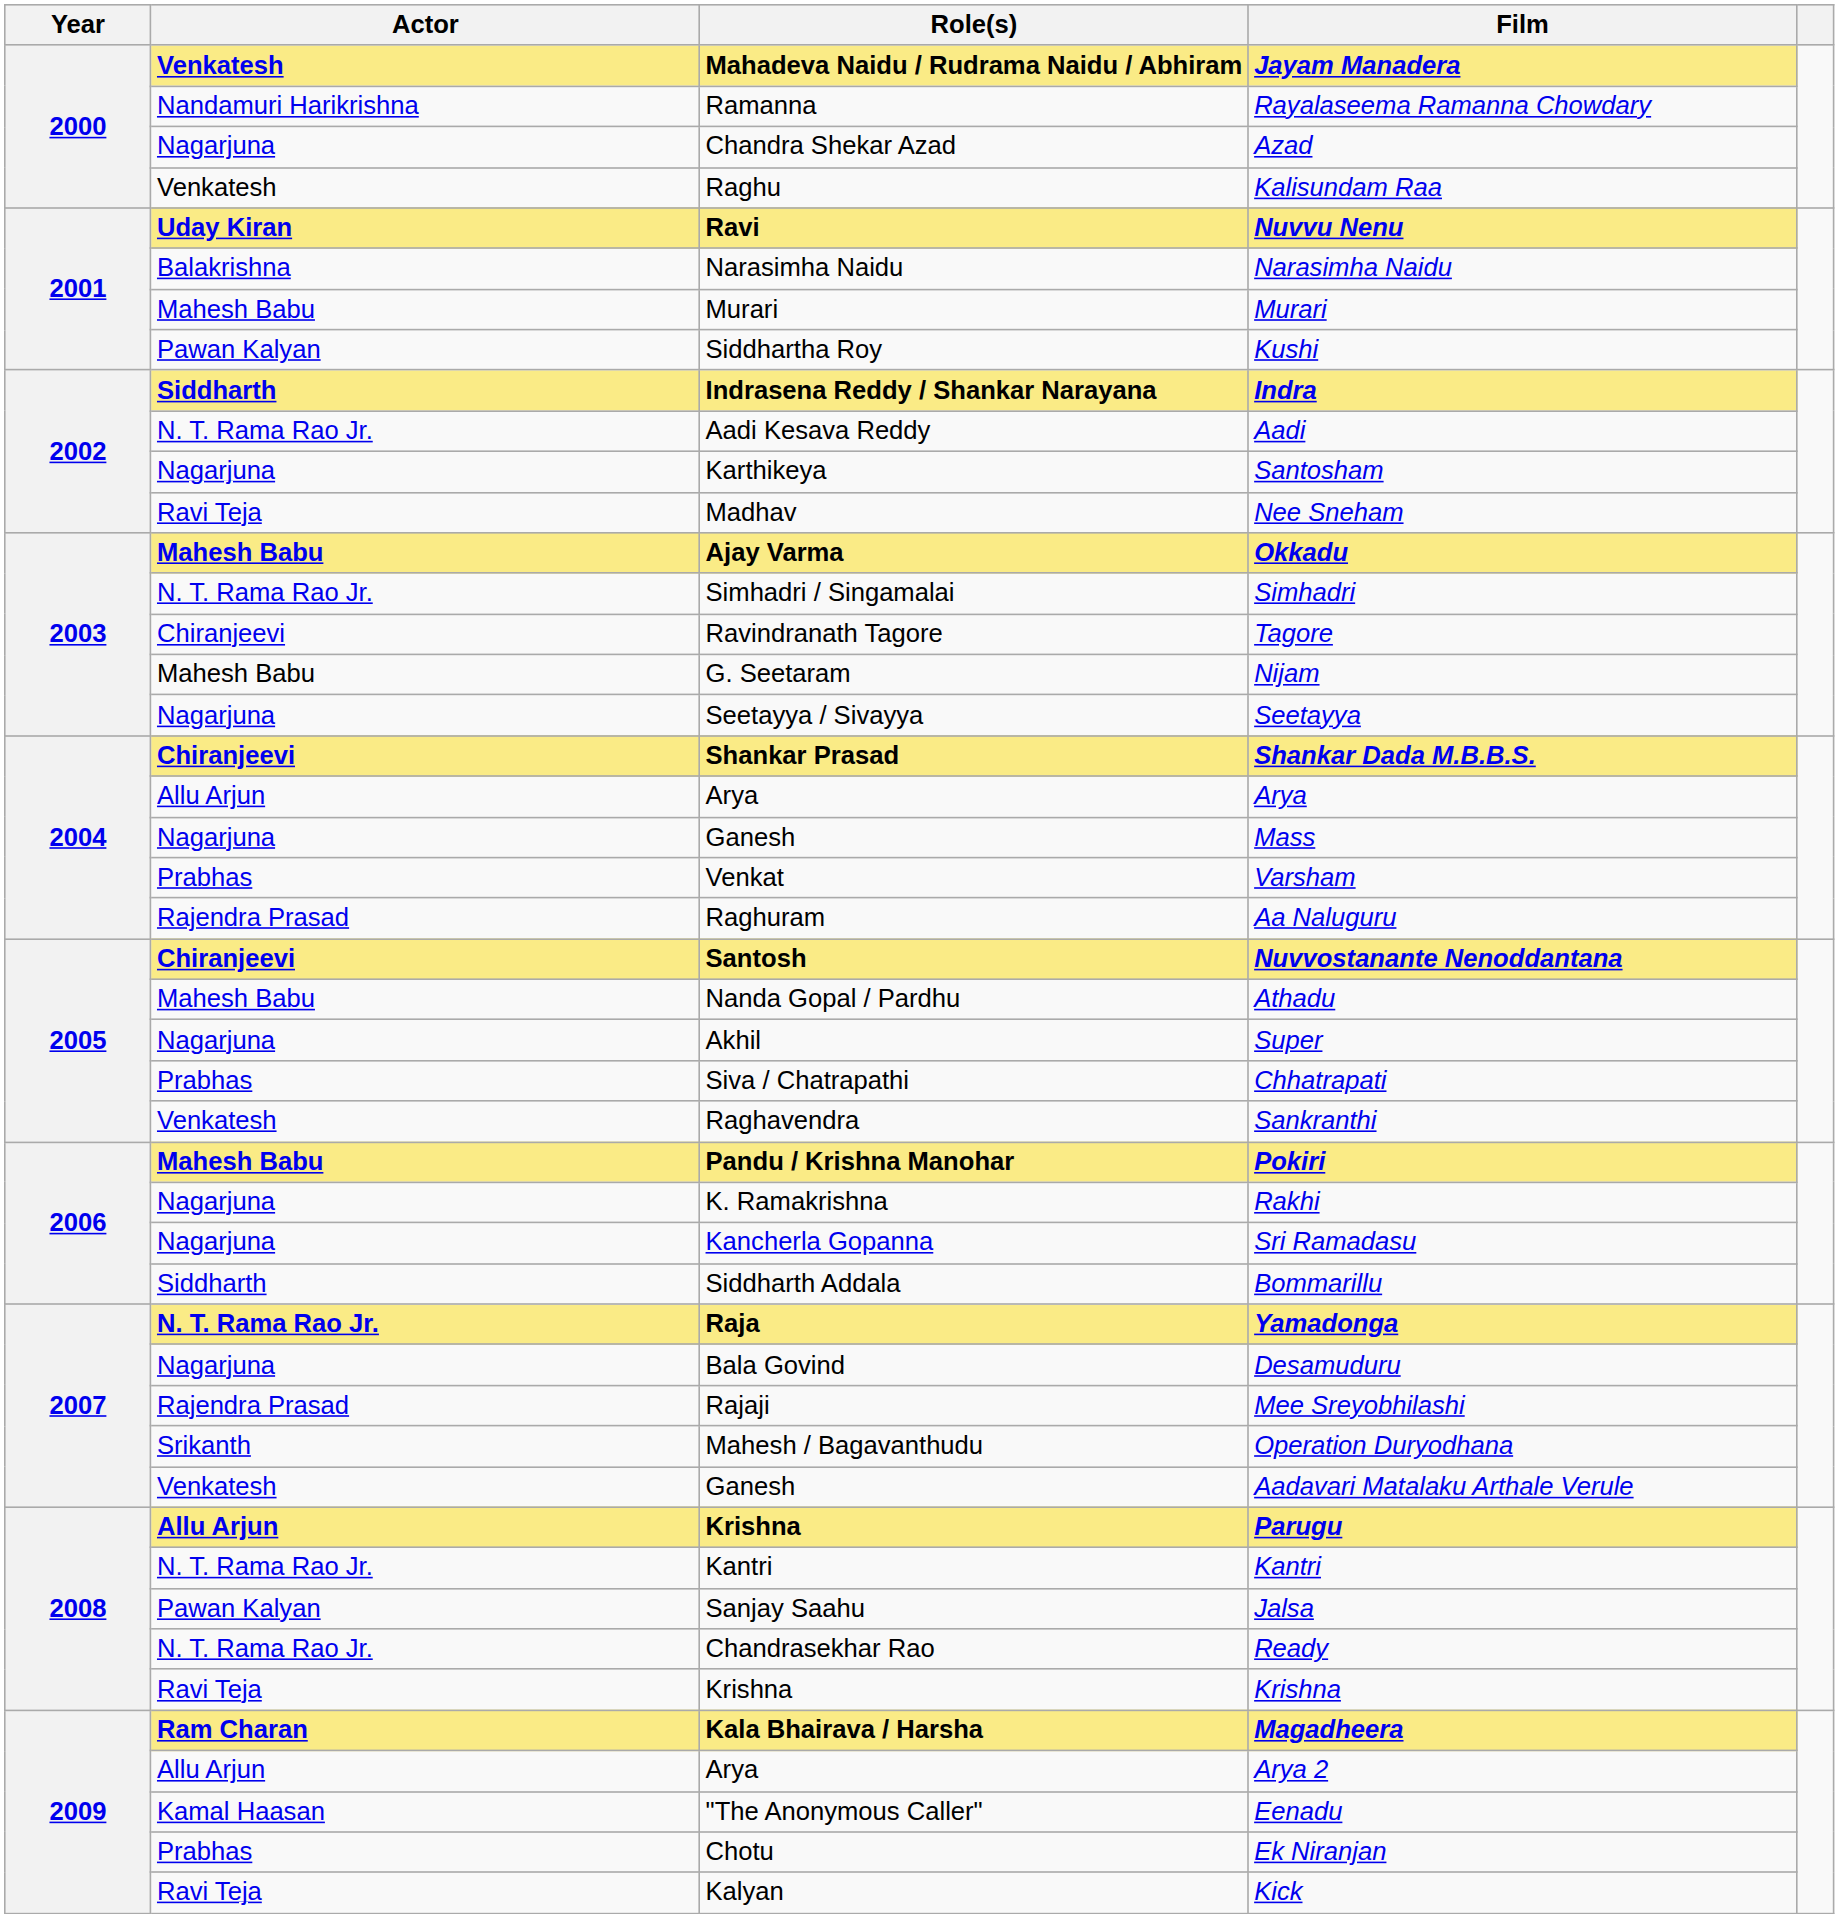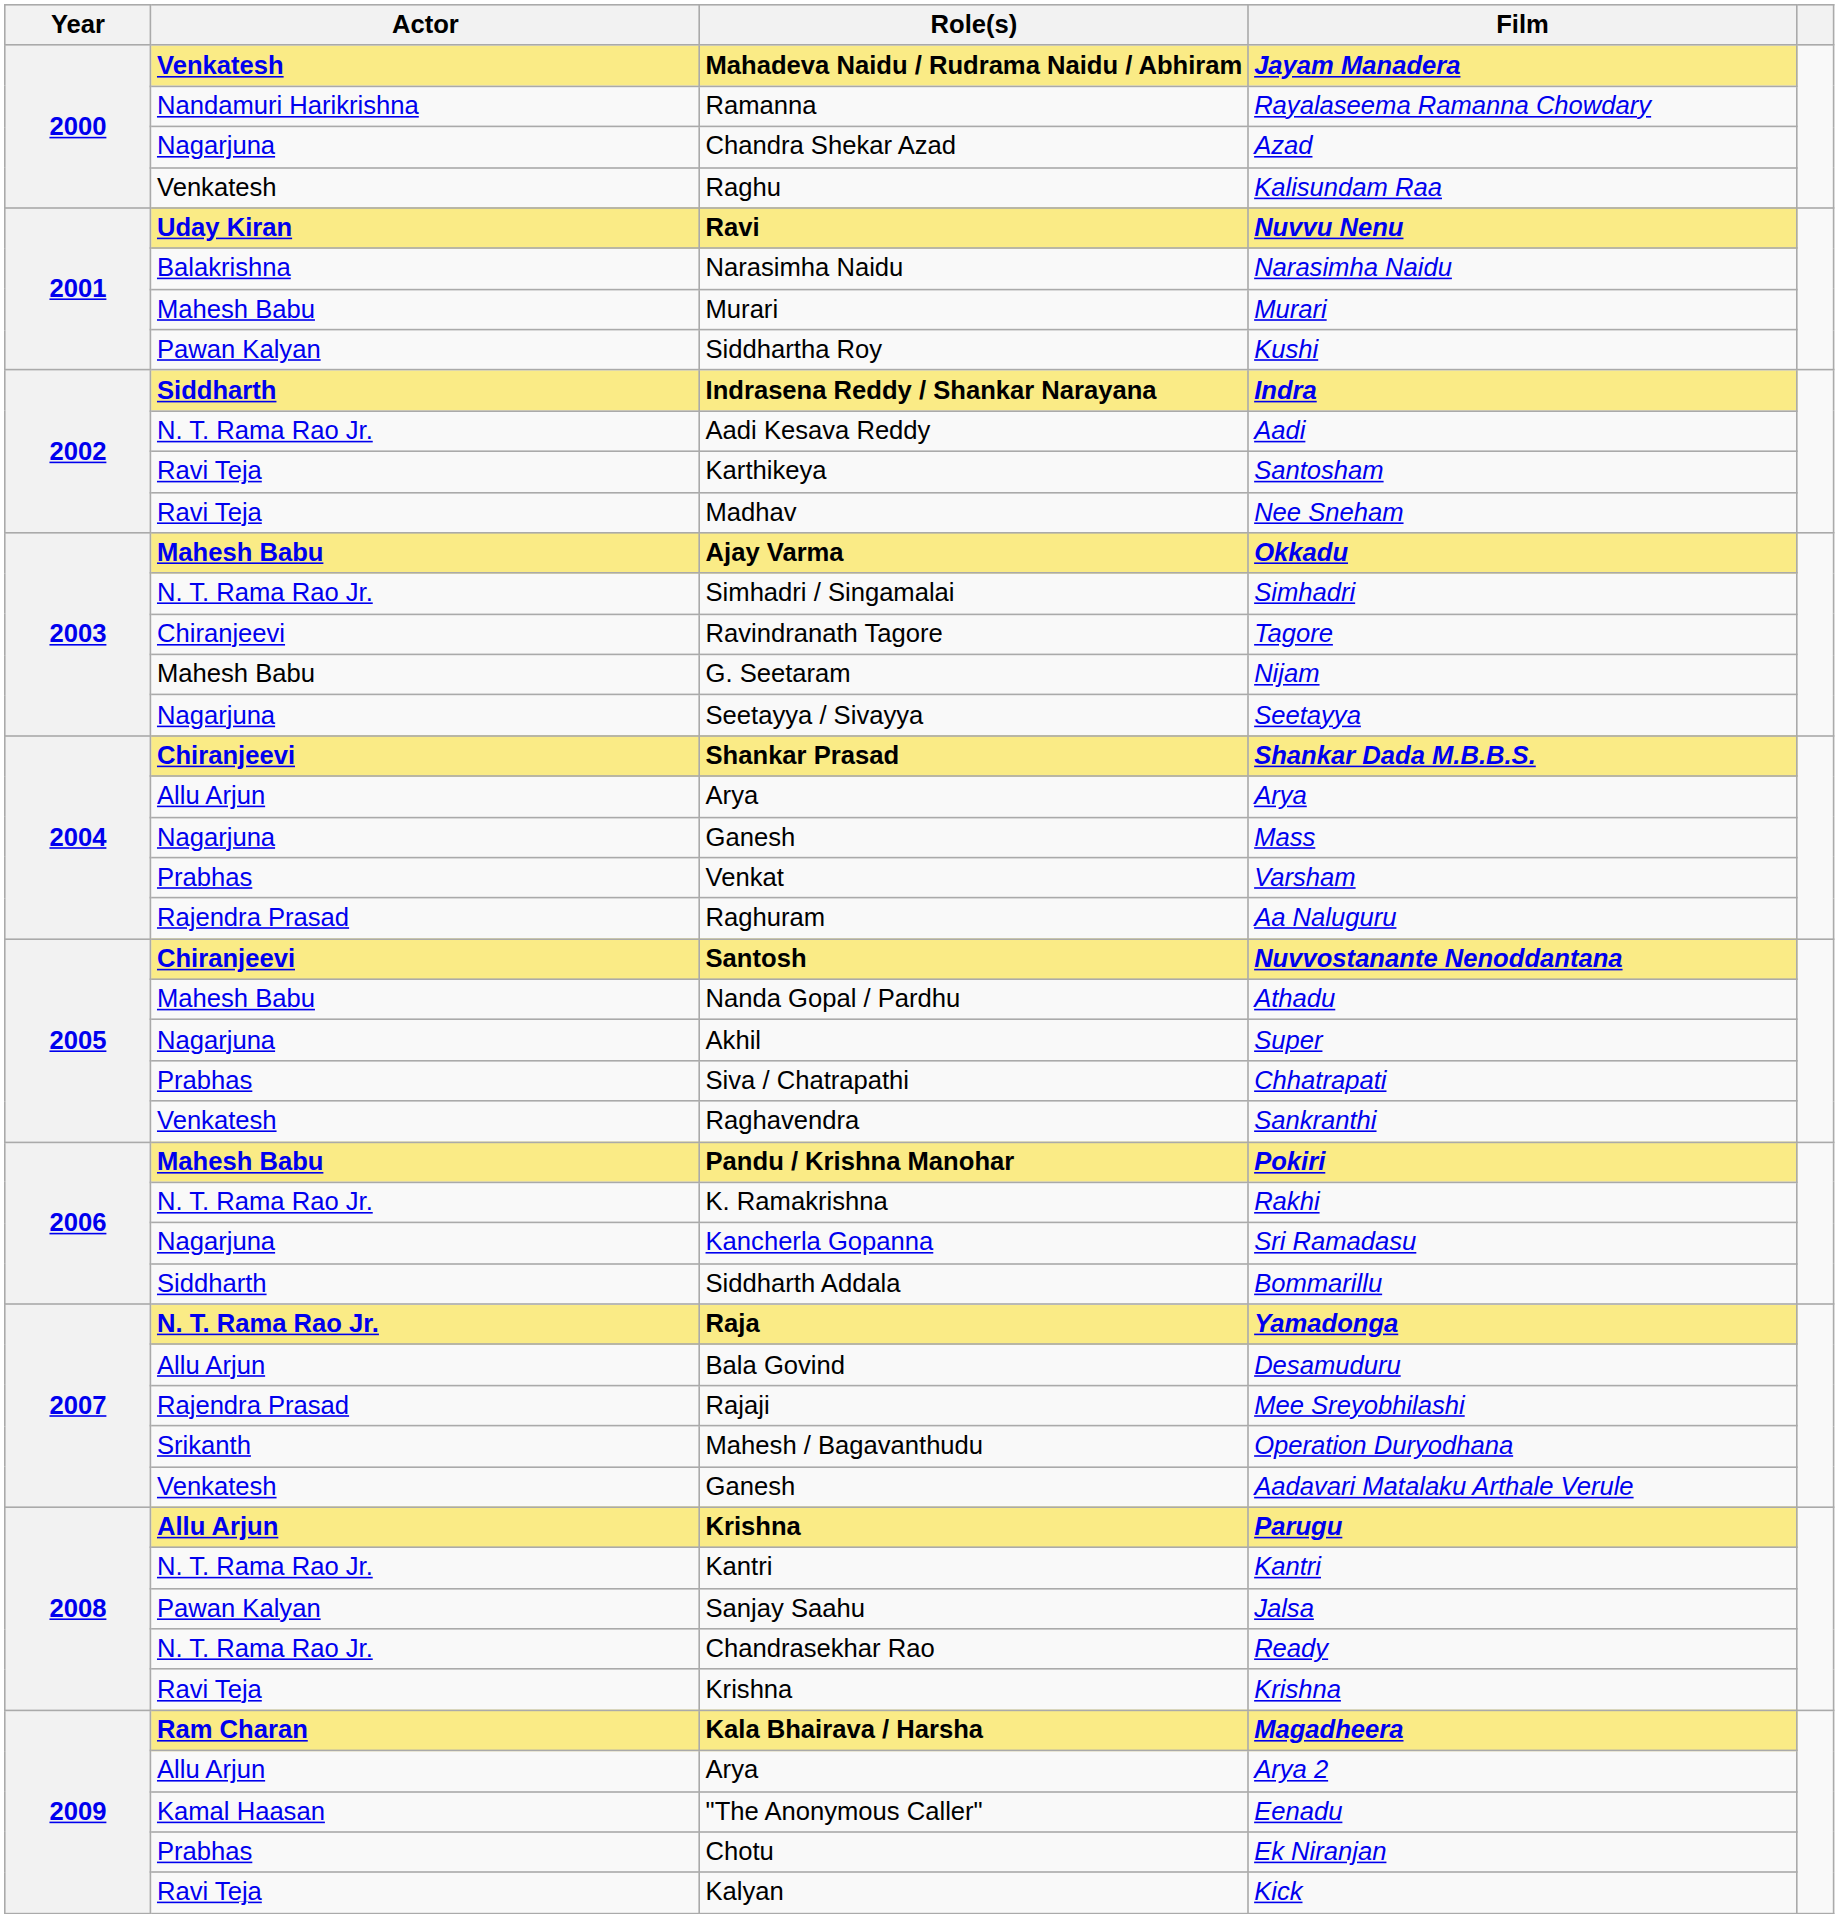(216, 471) Nagarjuna -> (209, 471) Ravi Teja
(216, 1202) Nagarjuna -> (265, 1202) N. T. Rama Rao Jr.
(216, 1364) Nagarjuna -> (211, 1364) Allu Arjun
